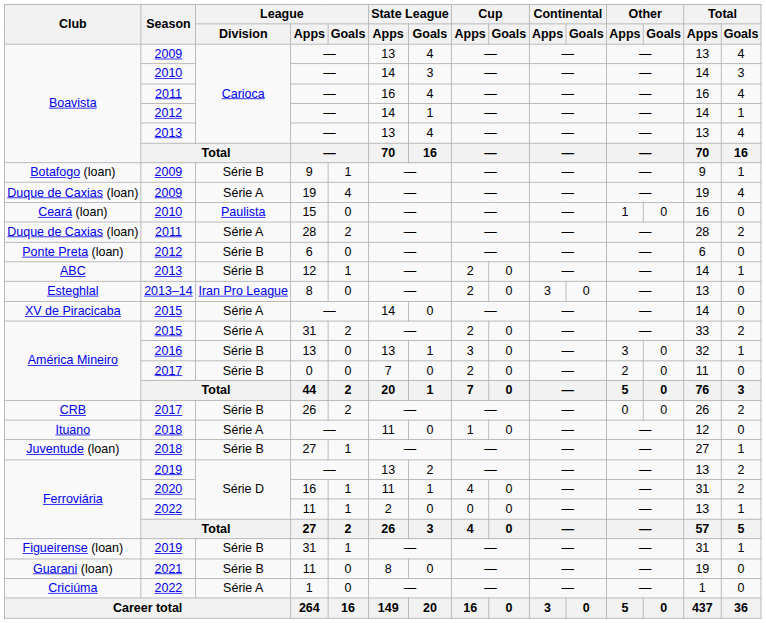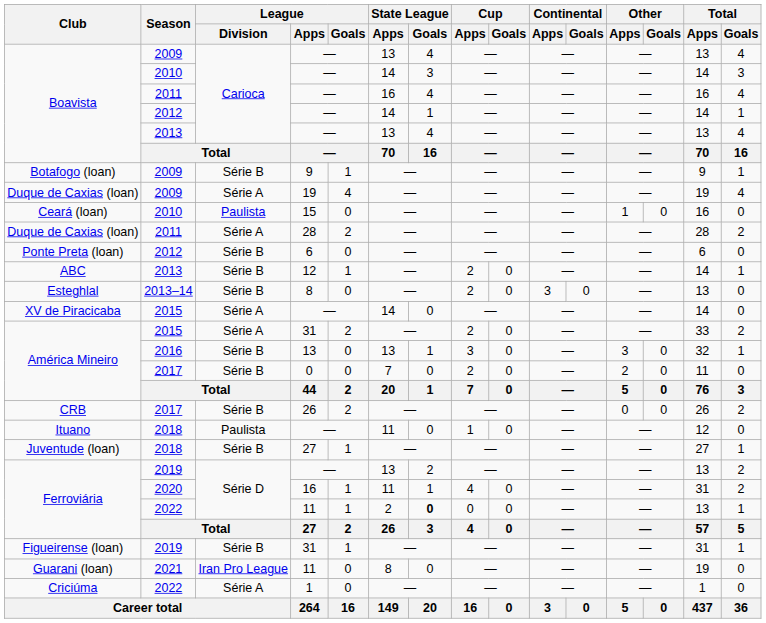(243, 291) Iran Pro League -> (243, 291) Série B
(243, 430) Série A -> (243, 430) Paulista
(430, 509) normal -> (430, 509) bold
(243, 568) Série B -> (243, 568) Iran Pro League
